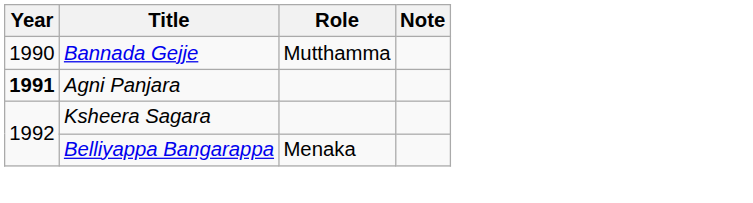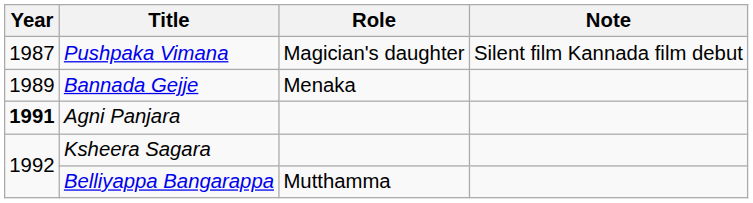+ row: (146, 52)
(32, 52) 1990 -> (32, 85) 1989
(337, 52) Mutthamma -> (320, 85) Menaka
(320, 149) Menaka -> (337, 181) Mutthamma
